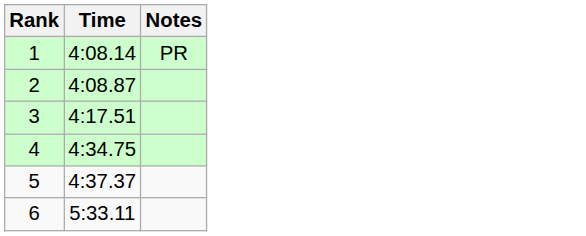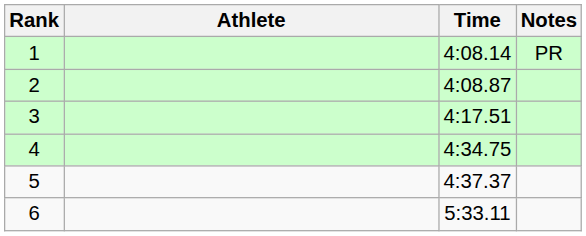+ column: (251, 20)
